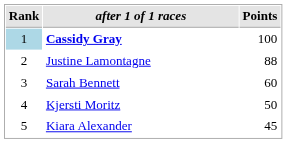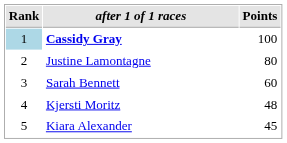(271, 61) 88 -> (271, 61) 80
(271, 104) 50 -> (271, 104) 48
